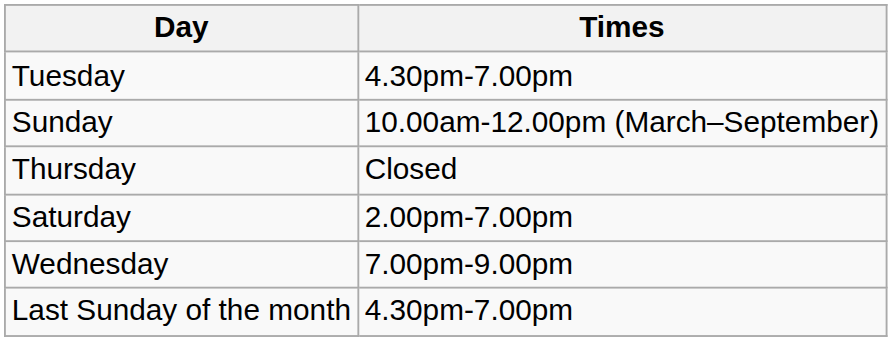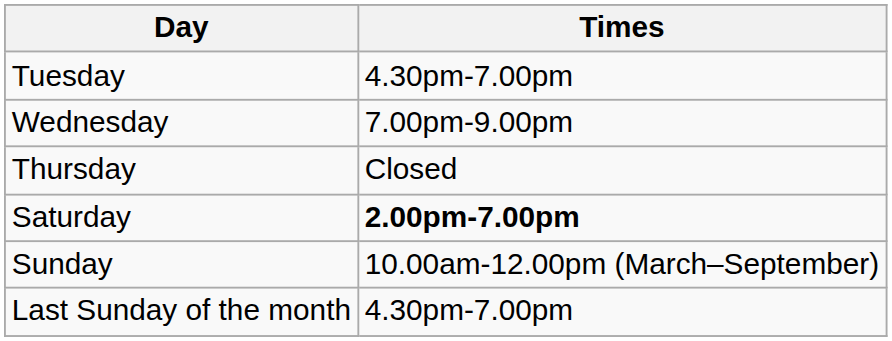rows swapped: (90, 264) <-> (62, 122)
(469, 216) normal -> (472, 216) bold
